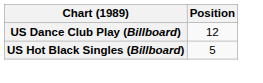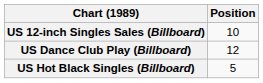+ row: (106, 31)
